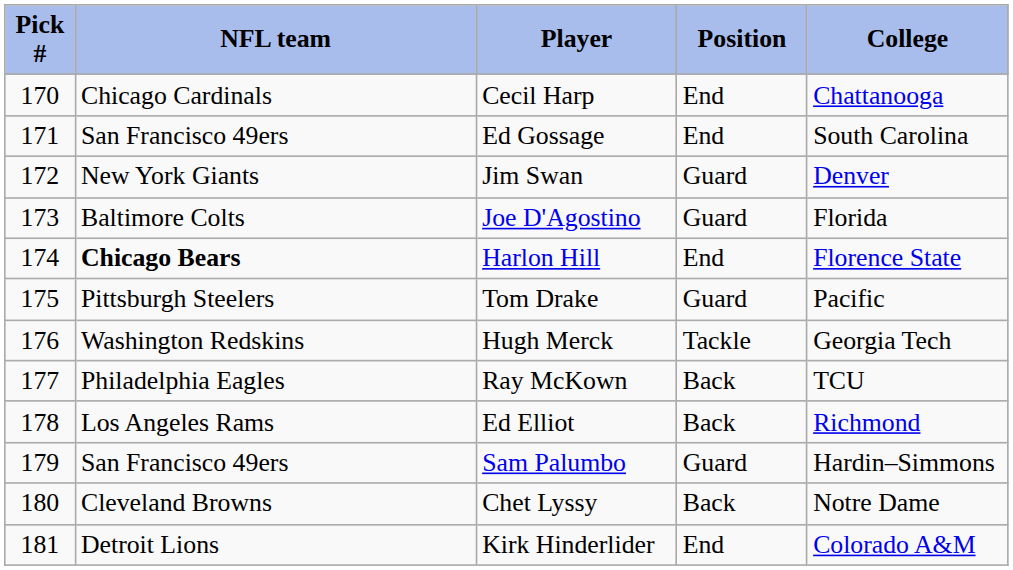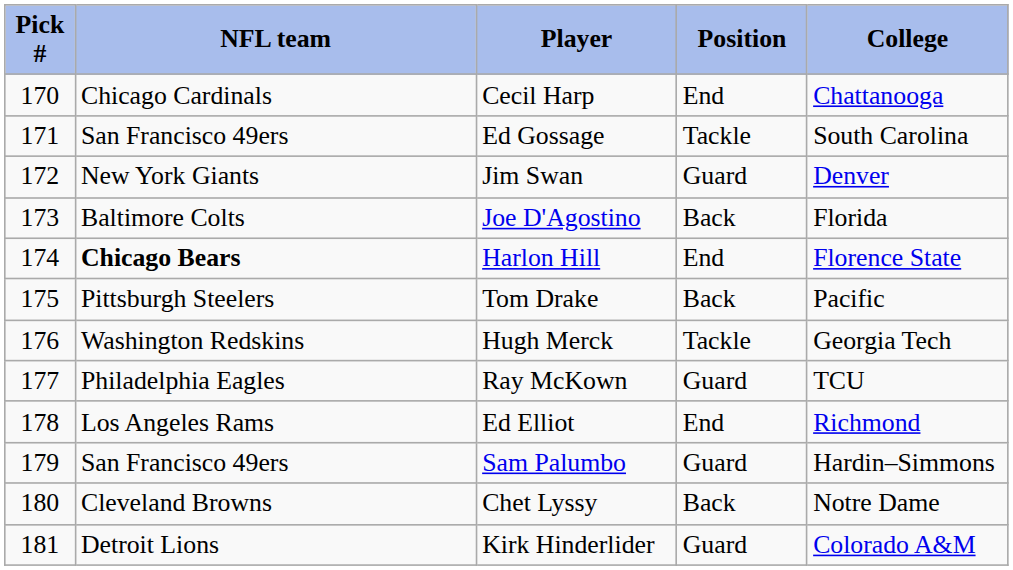(703, 135) End -> (717, 135) Tackle
(715, 217) Guard -> (709, 217) Back
(715, 299) Guard -> (709, 299) Back
(709, 380) Back -> (715, 380) Guard
(709, 421) Back -> (703, 421) End
(703, 544) End -> (715, 544) Guard
